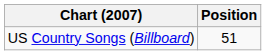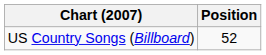(229, 38) 51 -> (229, 38) 52
